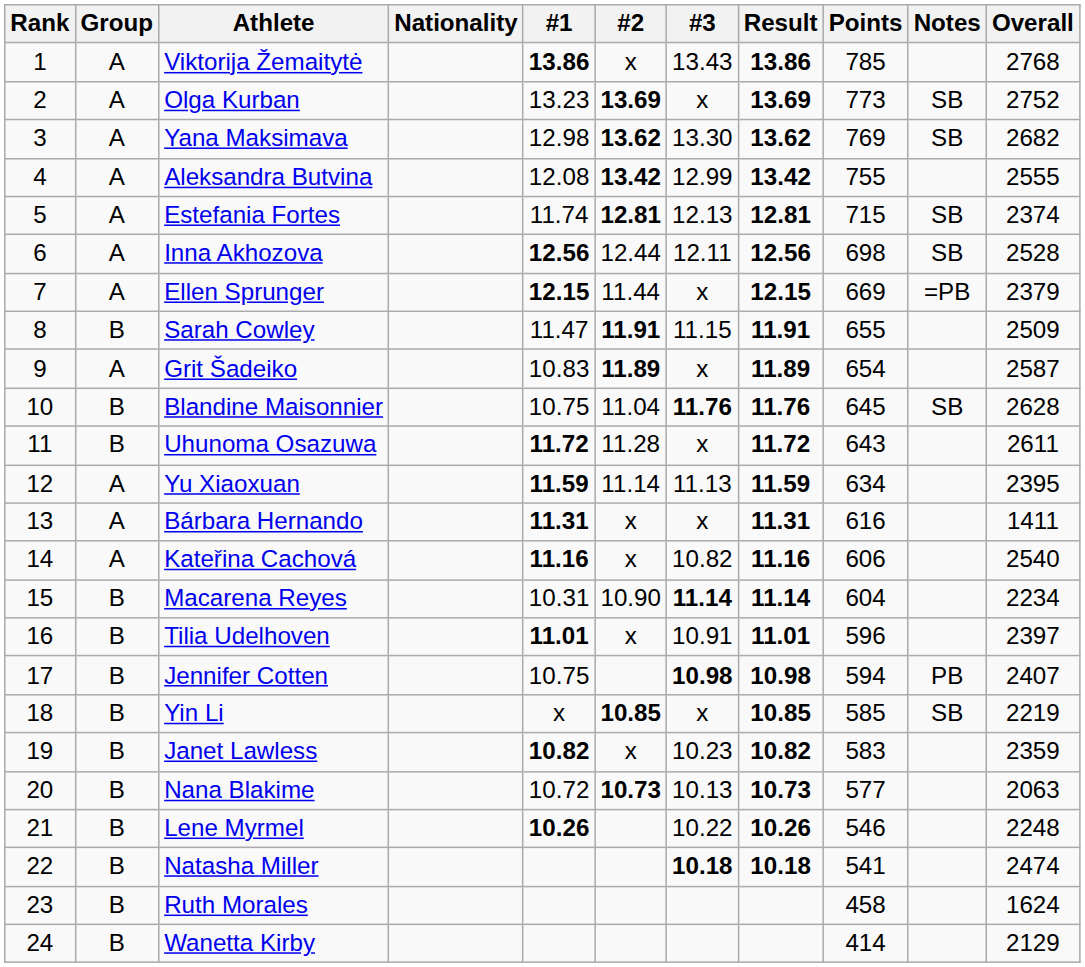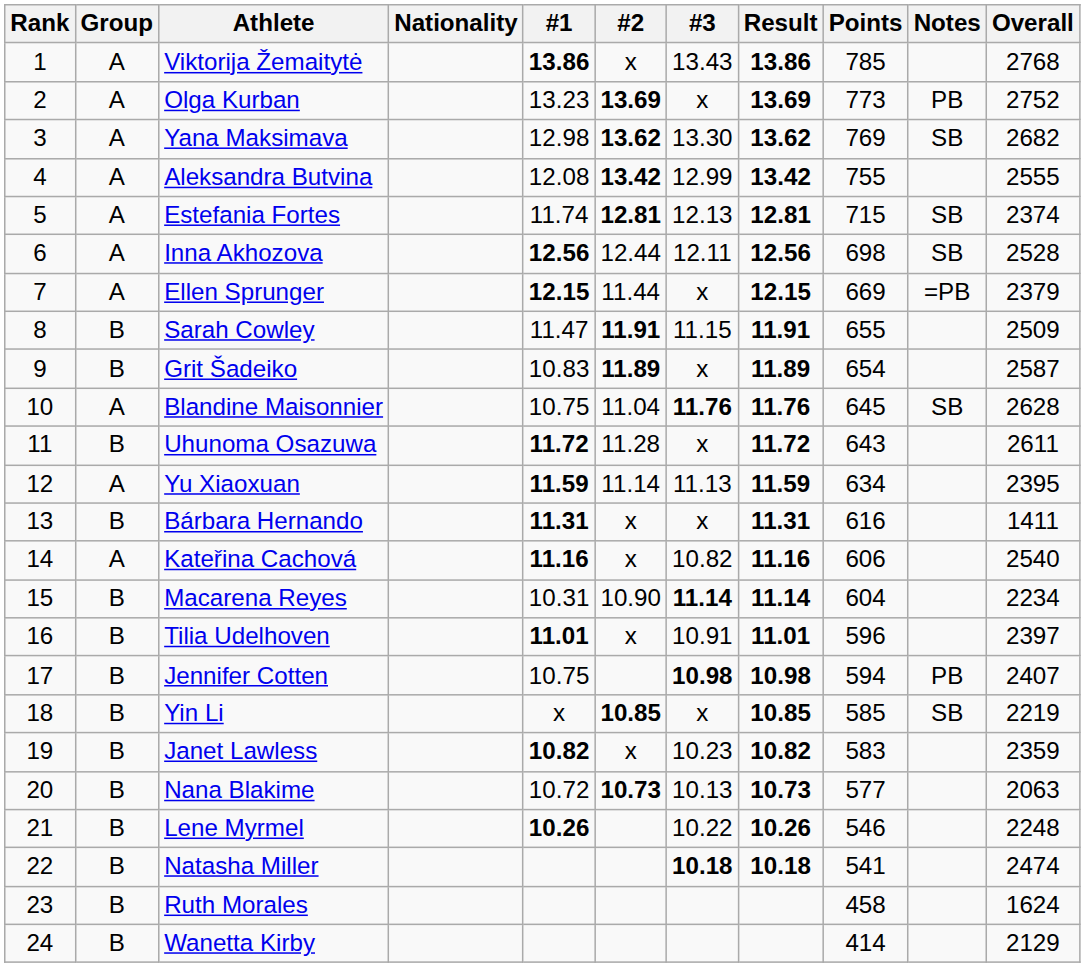(947, 100) SB -> (947, 100) PB
(117, 368) A -> (117, 368) B
(117, 406) B -> (117, 406) A
(117, 521) A -> (117, 521) B
